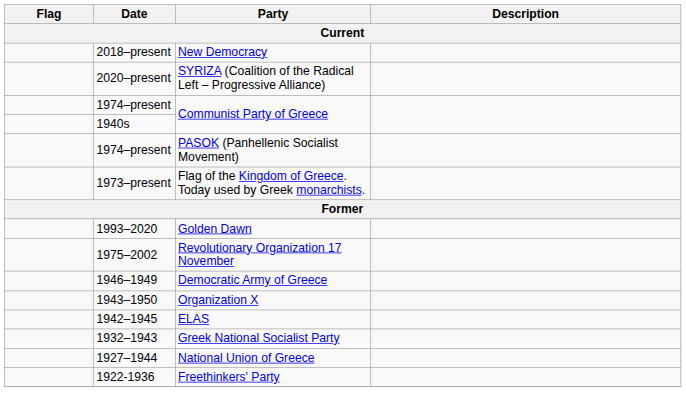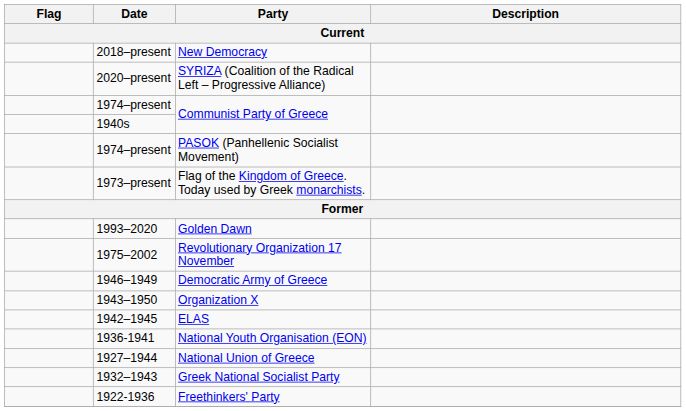+ row: (125, 338)
rows swapped: (127, 338) <-> (127, 358)
